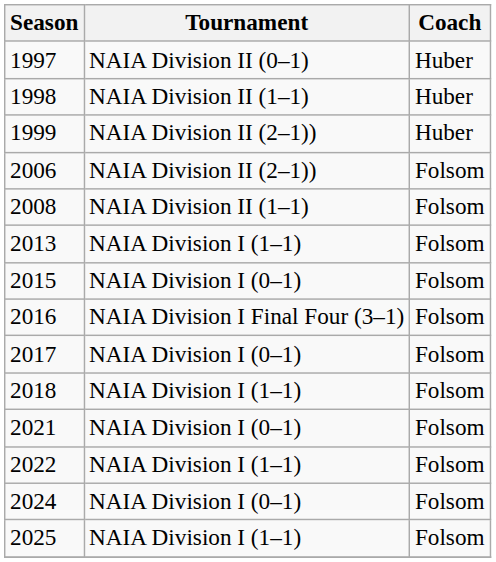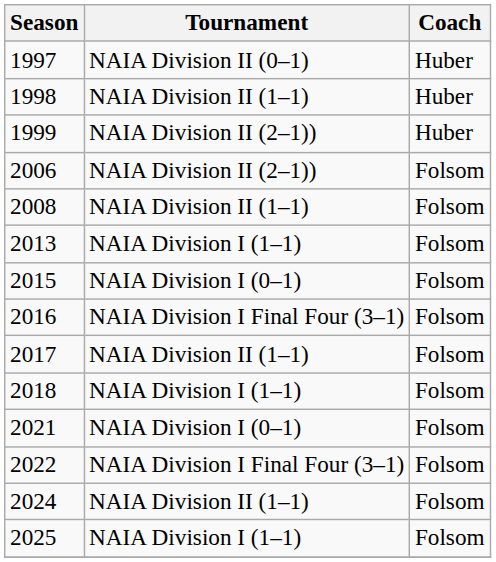(195, 354) NAIA Division I (0–1) -> (199, 354) NAIA Division II (1–1)
(195, 464) NAIA Division I (1–1) -> (247, 464) NAIA Division I Final Four (3–1)
(195, 501) NAIA Division I (0–1) -> (199, 501) NAIA Division II (1–1)
